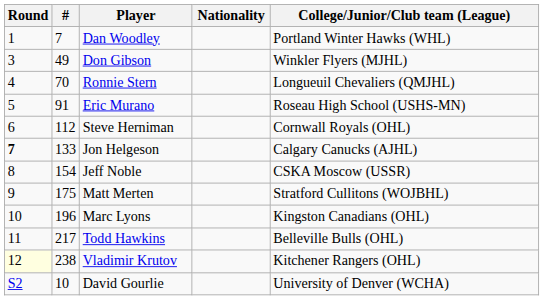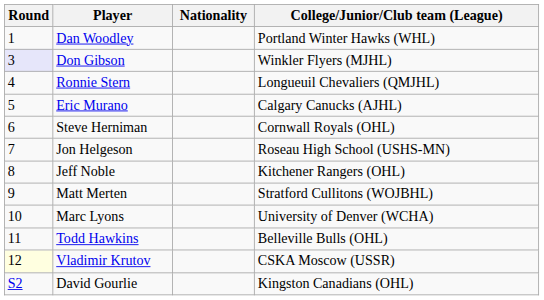- column: (66, 15)
(11, 60) no background -> (11, 60) lavender background
(369, 104) Roseau High School (USHS-MN) -> (330, 104) Calgary Canucks (AJHL)
(11, 149) bold -> (11, 149) normal
(345, 149) Calgary Canucks (AJHL) -> (354, 149) Roseau High School (USHS-MN)
(342, 171) CSKA Moscow (USSR) -> (331, 171) Kitchener Rangers (OHL)
(351, 216) Kingston Canadians (OHL) -> (346, 216) University of Denver (WCHA)
(347, 261) Kitchener Rangers (OHL) -> (326, 261) CSKA Moscow (USSR)
(361, 283) University of Denver (WCHA) -> (336, 283) Kingston Canadians (OHL)
